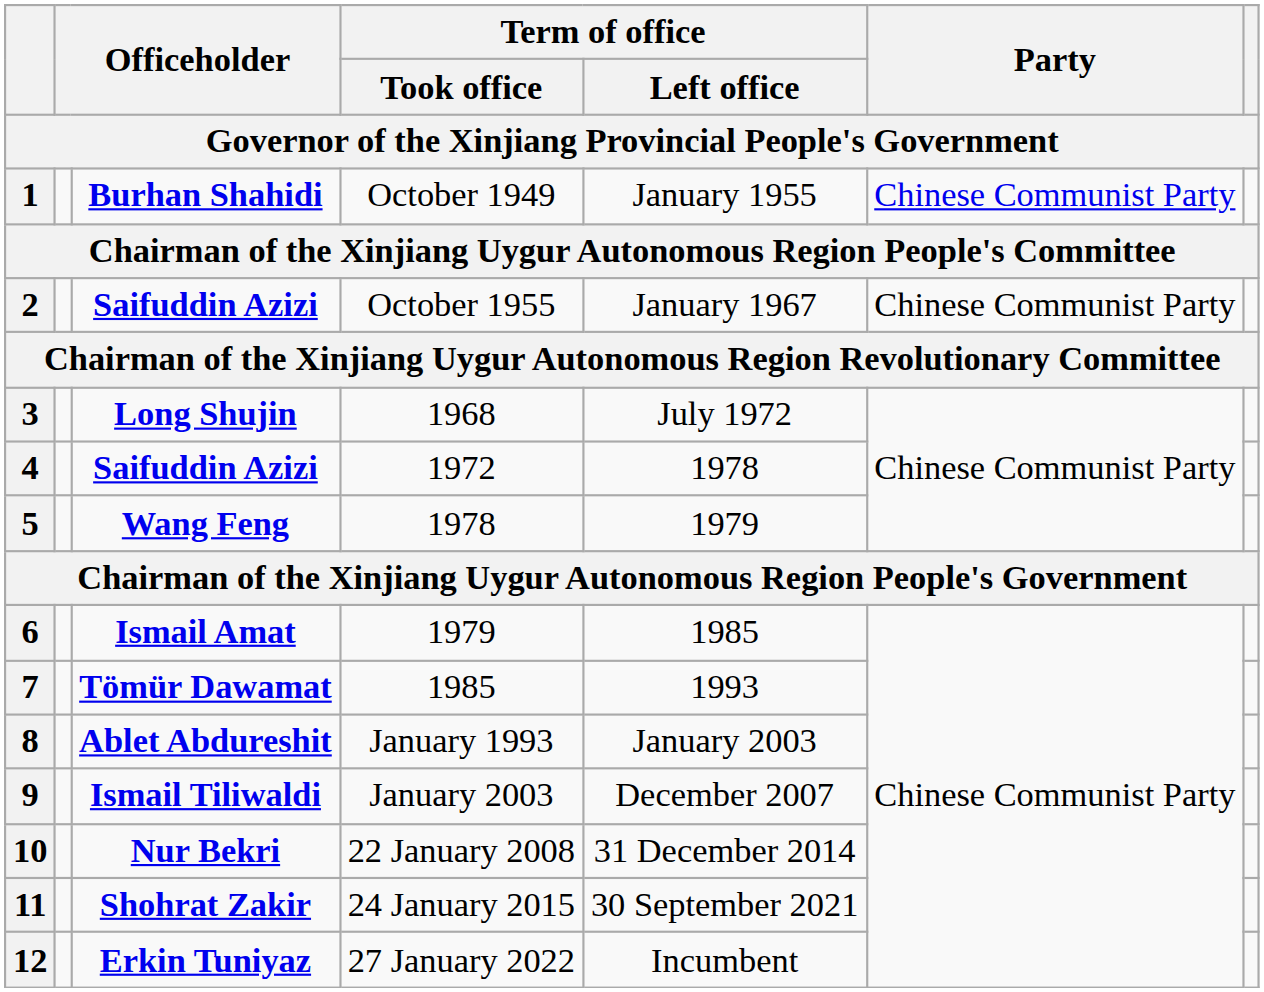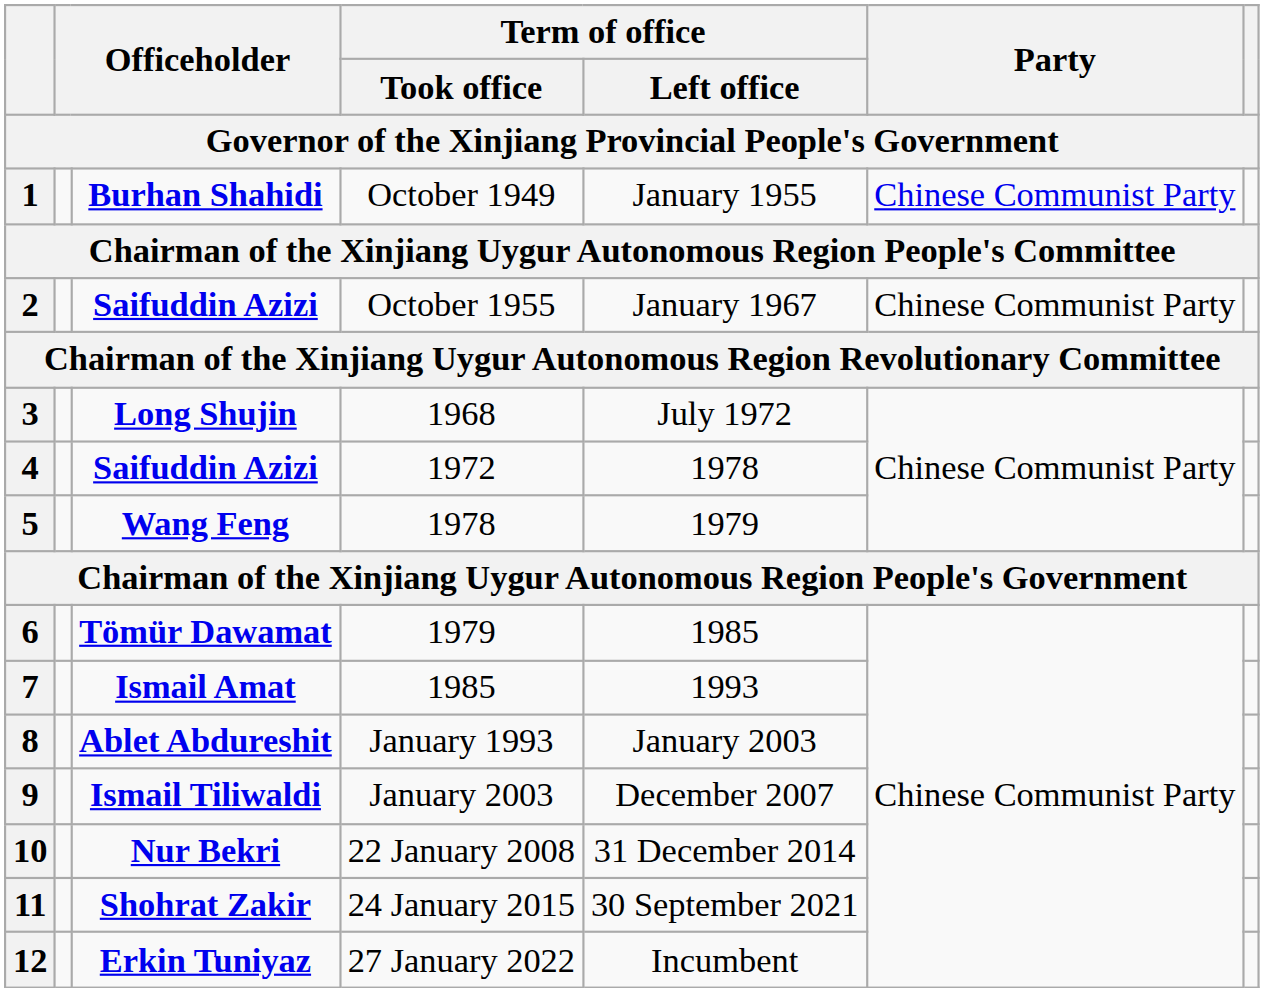(205, 631) Ismail Amat -> (205, 631) Tömür Dawamat
(205, 686) Tömür Dawamat -> (205, 686) Ismail Amat
